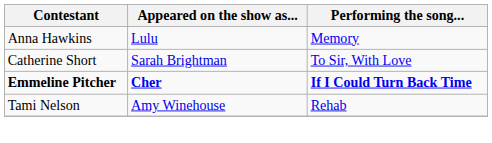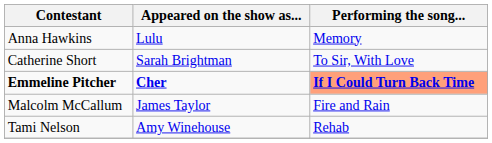(391, 82) no background -> (394, 82) lightsalmon background
+ row: (65, 104)
